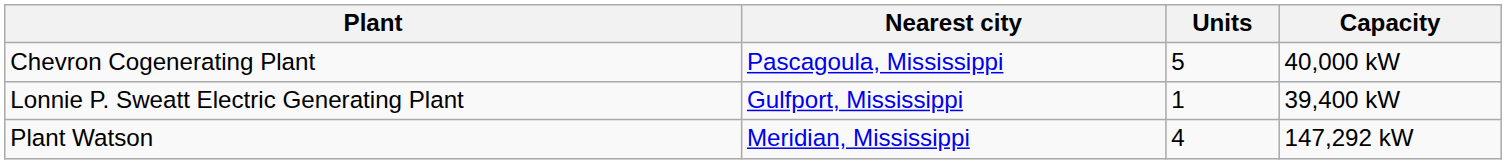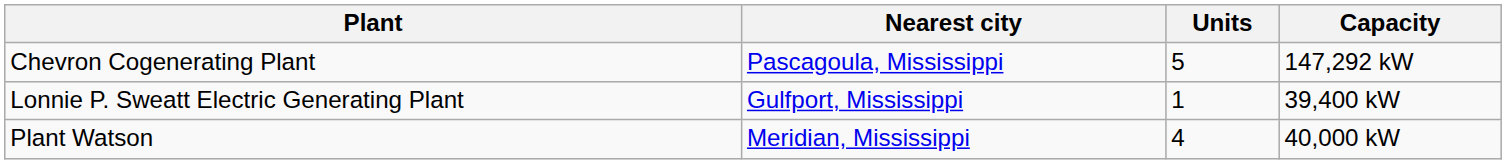(1342, 61) 40,000 kW -> (1349, 61) 147,292 kW
(1349, 138) 147,292 kW -> (1342, 138) 40,000 kW
